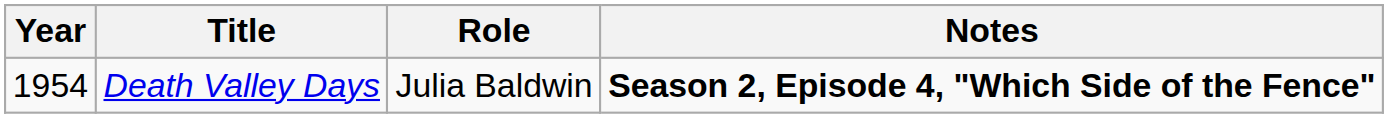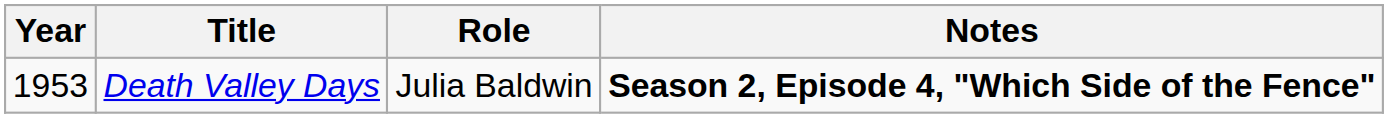(50, 84) 1954 -> (50, 84) 1953
